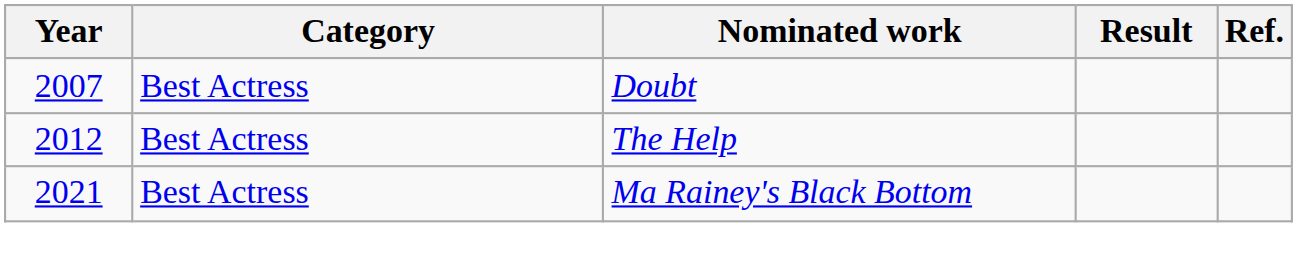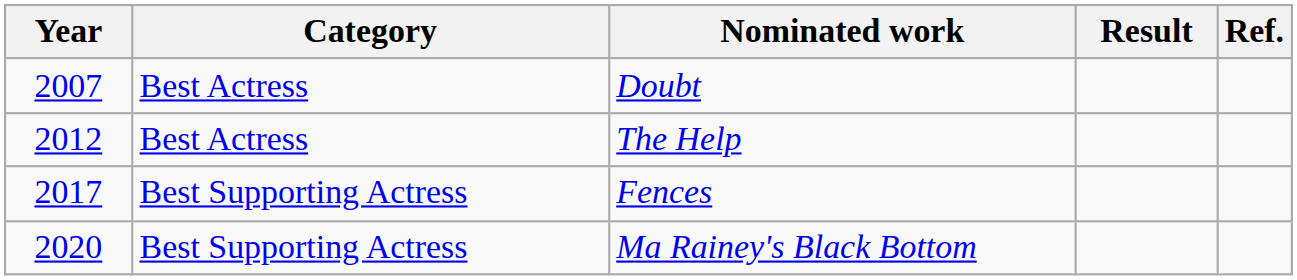+ row: (664, 192)
(69, 192) 2021 -> (68, 246) 2020
(224, 192) Best Actress -> (303, 246) Best Supporting Actress
